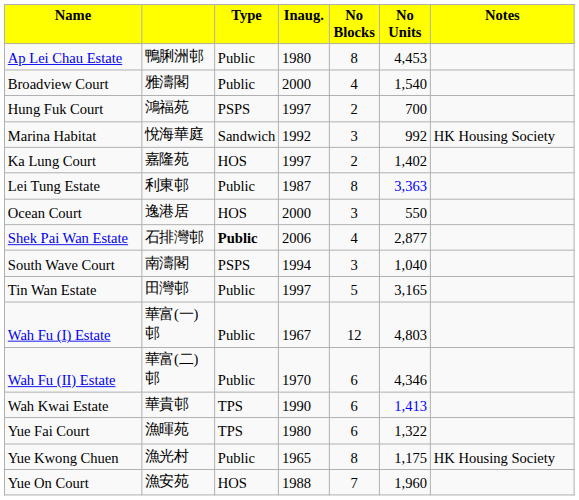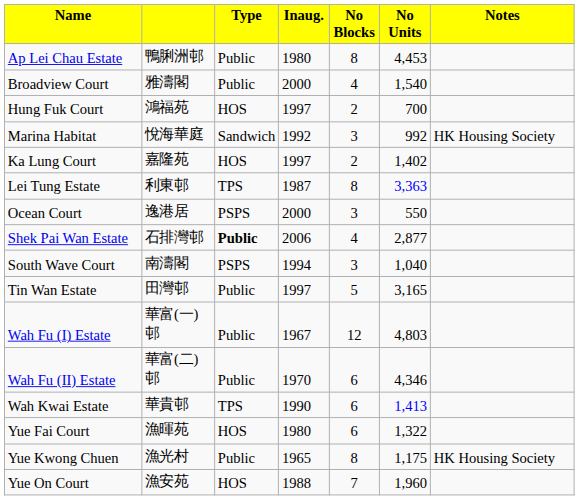(234, 109) PSPS -> (232, 109) HOS
(236, 187) Public -> (230, 187) TPS
(232, 213) HOS -> (234, 213) PSPS
(230, 432) TPS -> (232, 432) HOS
